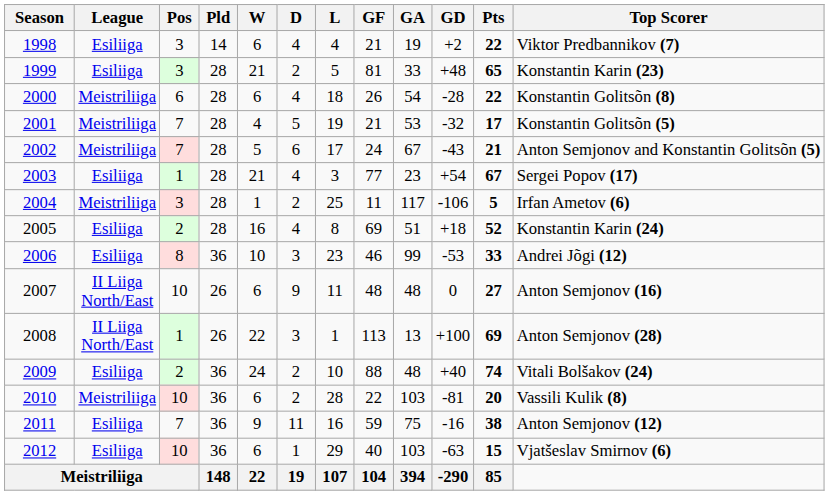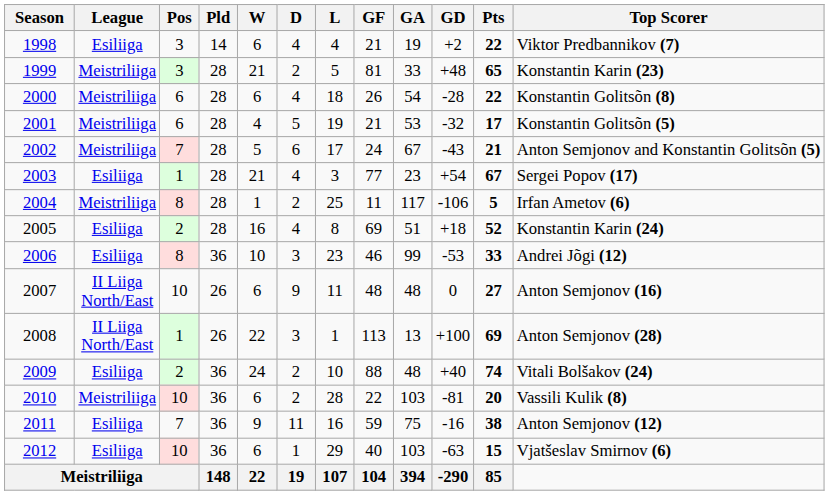(117, 70) Esiliiga -> (117, 70) Meistriliiga
(179, 123) 7 -> (179, 123) 6
(179, 202) 3 -> (179, 202) 8
